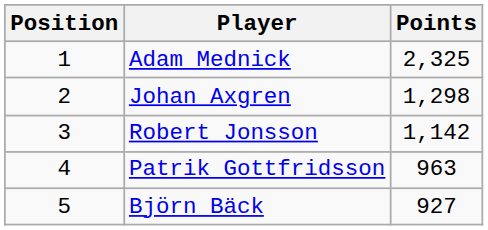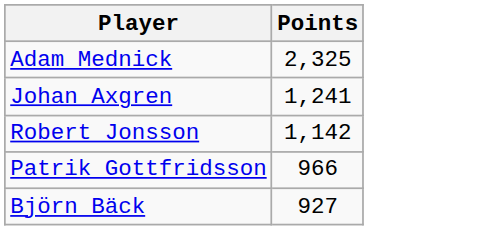- column: (64, 23)
(437, 97) 1,298 -> (318, 97) 1,241
(437, 170) 963 -> (318, 170) 966
